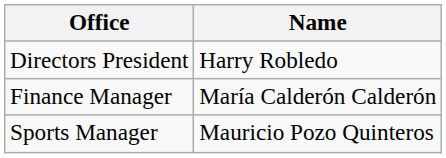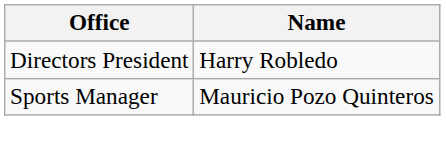- row: (91, 96)
